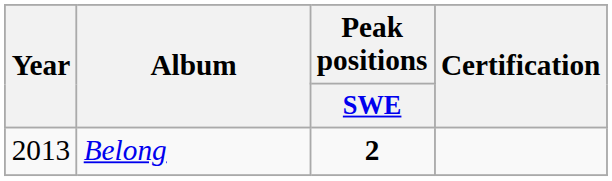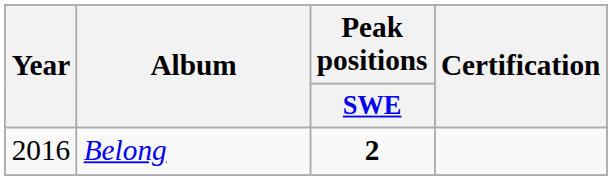(41, 150) 2013 -> (41, 150) 2016
